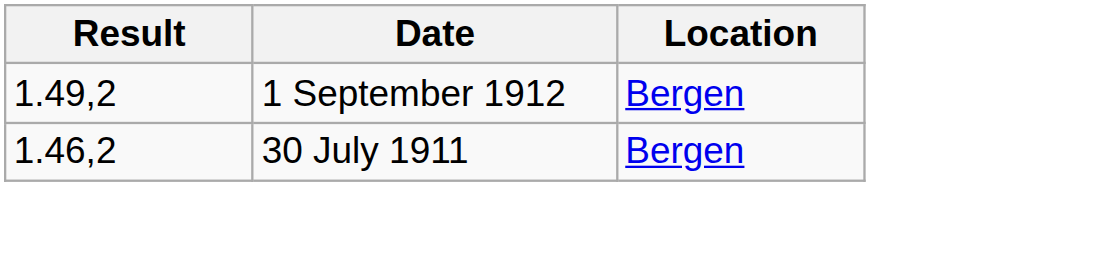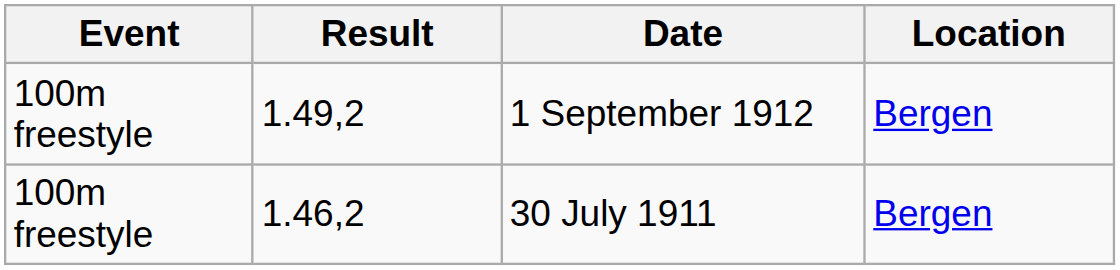+ column: (129, 33)
